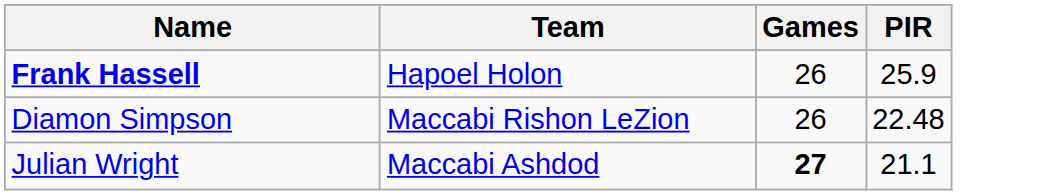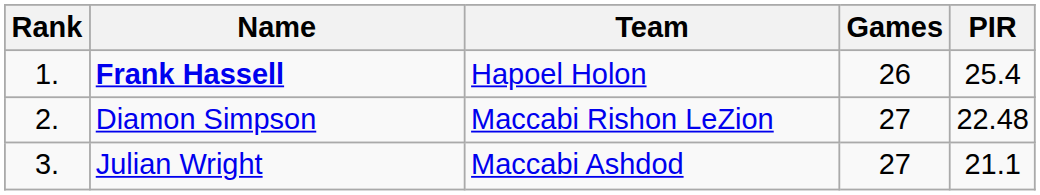+ column: (47, 27)
(908, 73) 25.9 -> (993, 73) 25.4
(811, 119) 26 -> (895, 119) 27
(811, 165) bold -> (895, 165) normal
